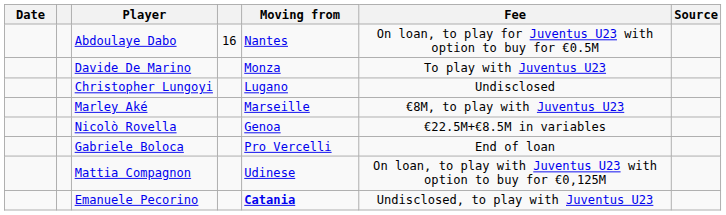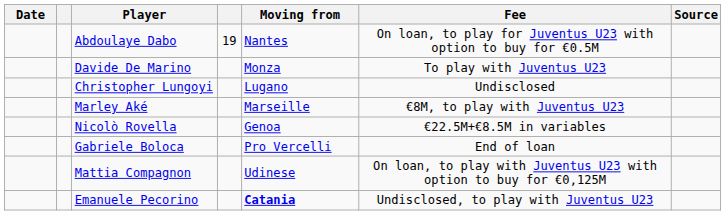(229, 41) 16 -> (229, 41) 19
